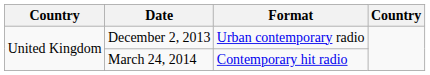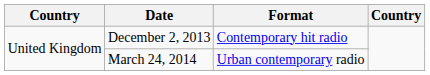(291, 37) Urban contemporary radio -> (282, 37) Contemporary hit radio
(282, 59) Contemporary hit radio -> (291, 59) Urban contemporary radio
